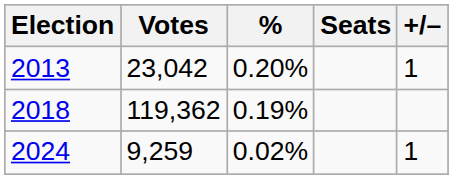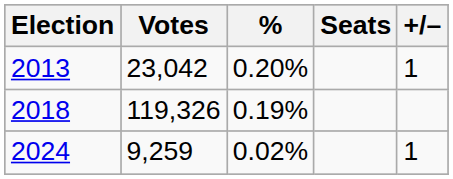(174, 109) 119,362 -> (174, 109) 119,326
